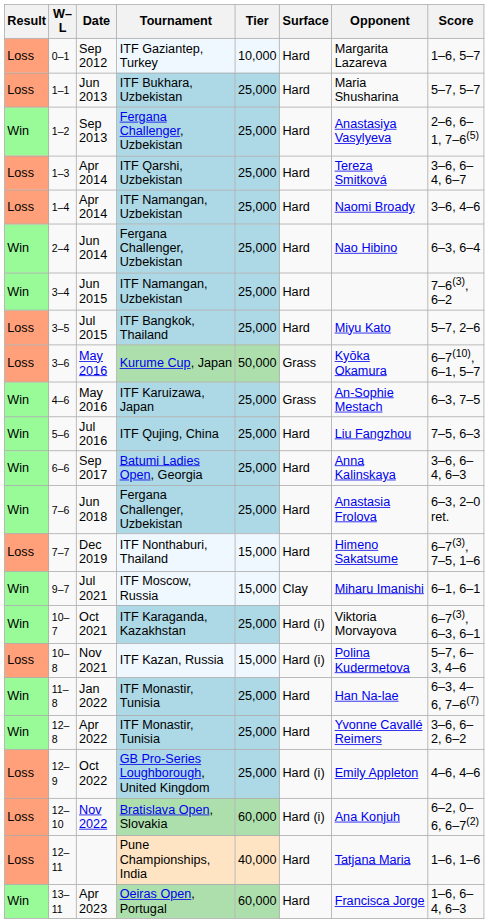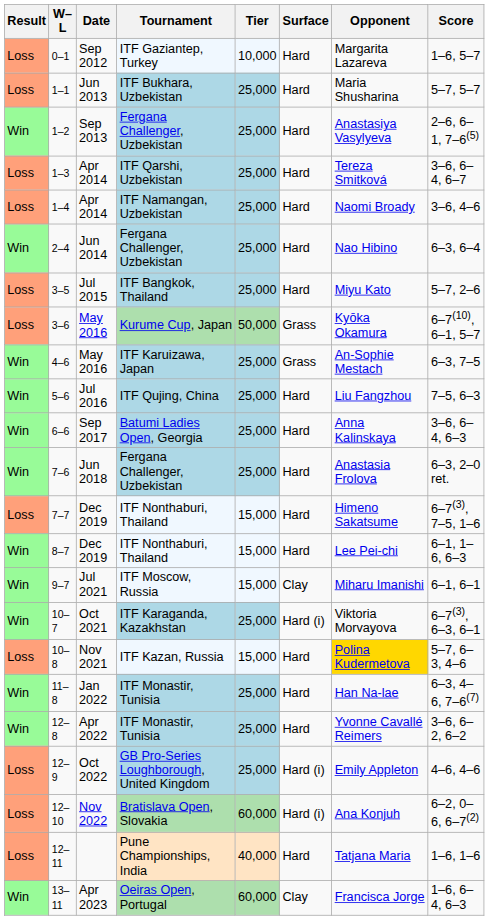- row: (61, 292)
+ row: (61, 551)
(304, 660) Hard (i) -> (296, 657) Hard
(372, 660) no background -> (372, 657) gold background
(296, 901) Hard -> (295, 897) Clay
